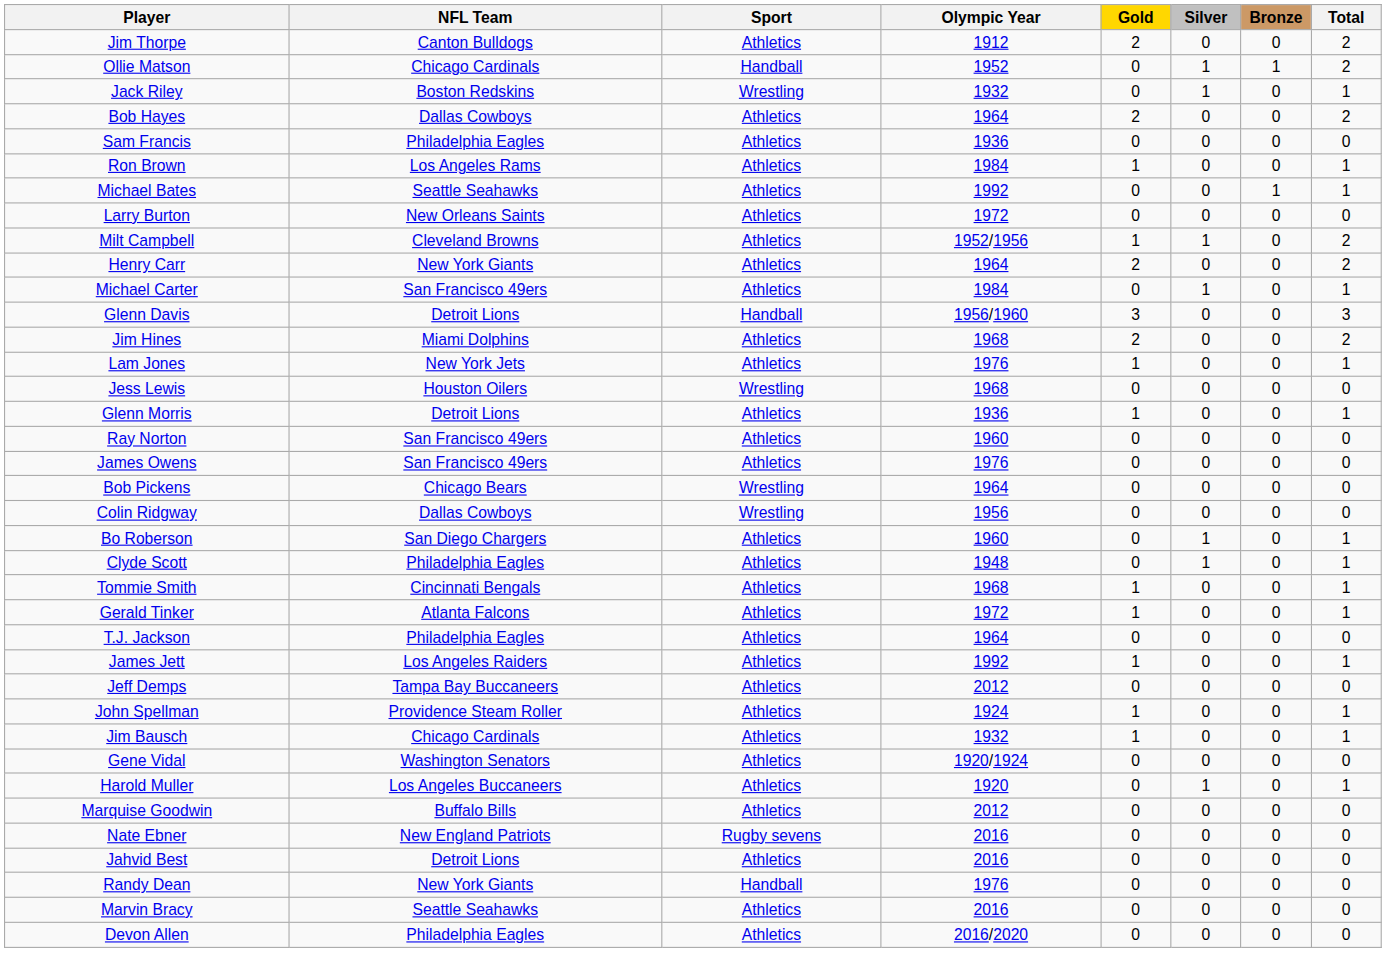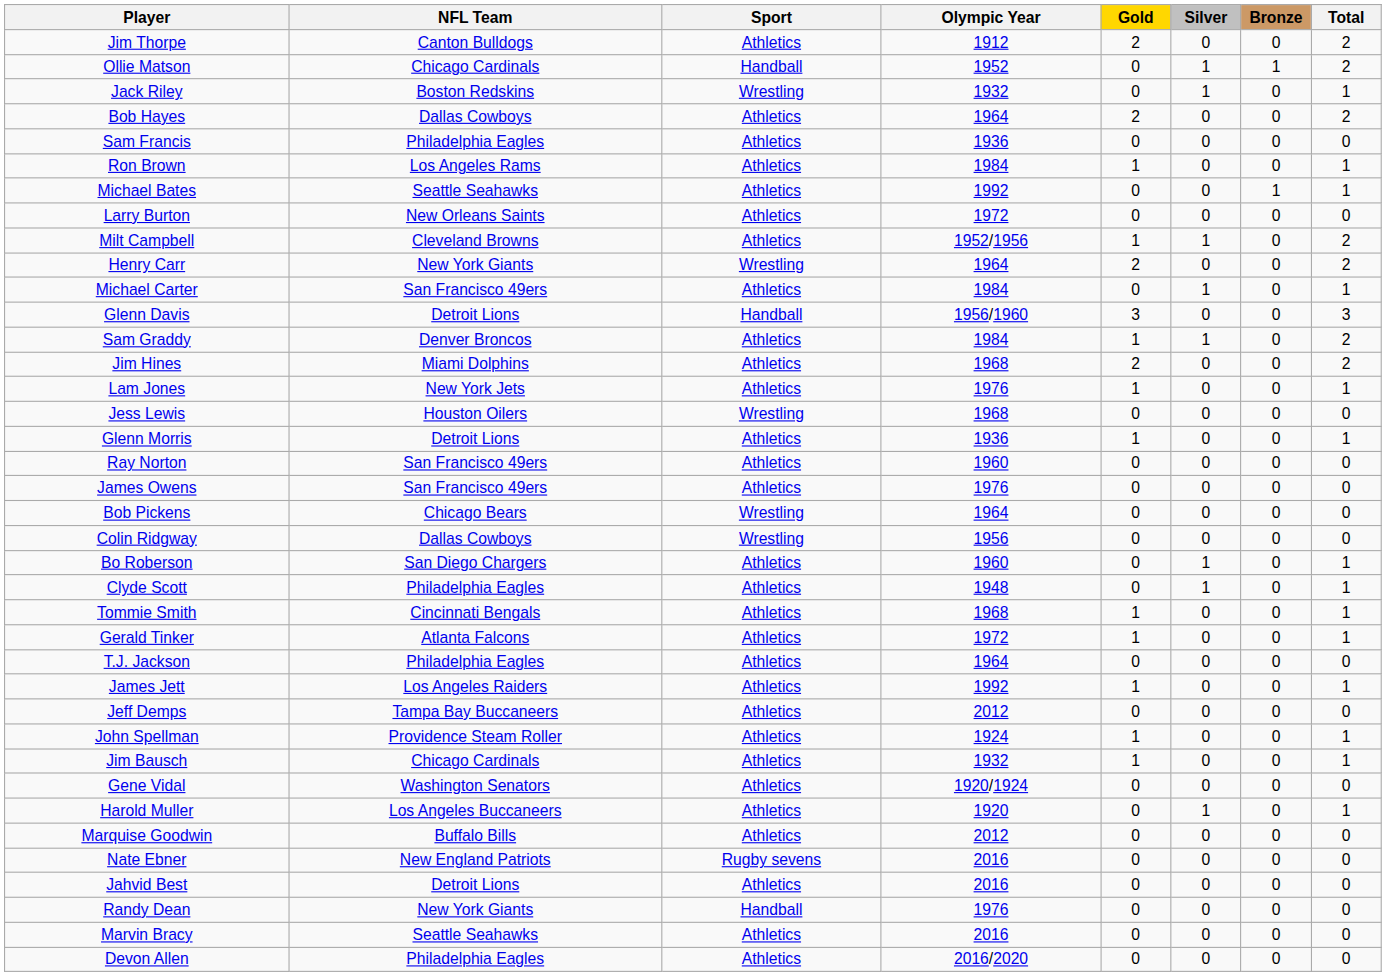(771, 265) Athletics -> (771, 265) Wrestling
+ row: (147, 340)
